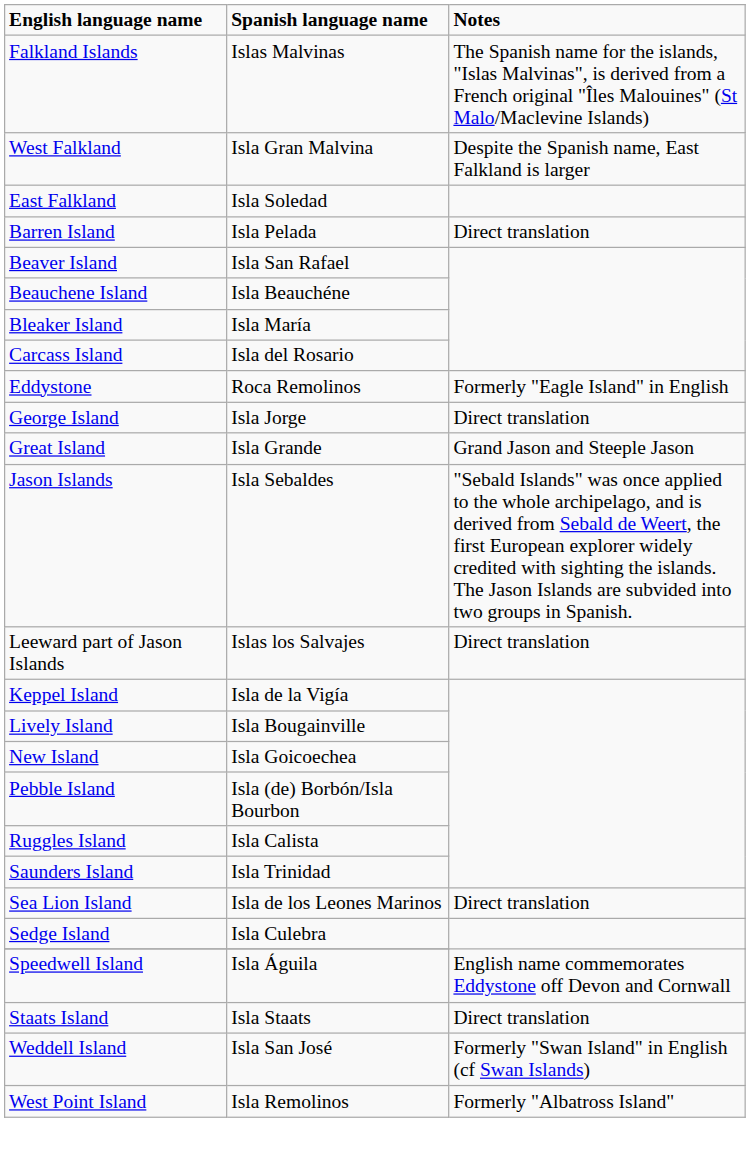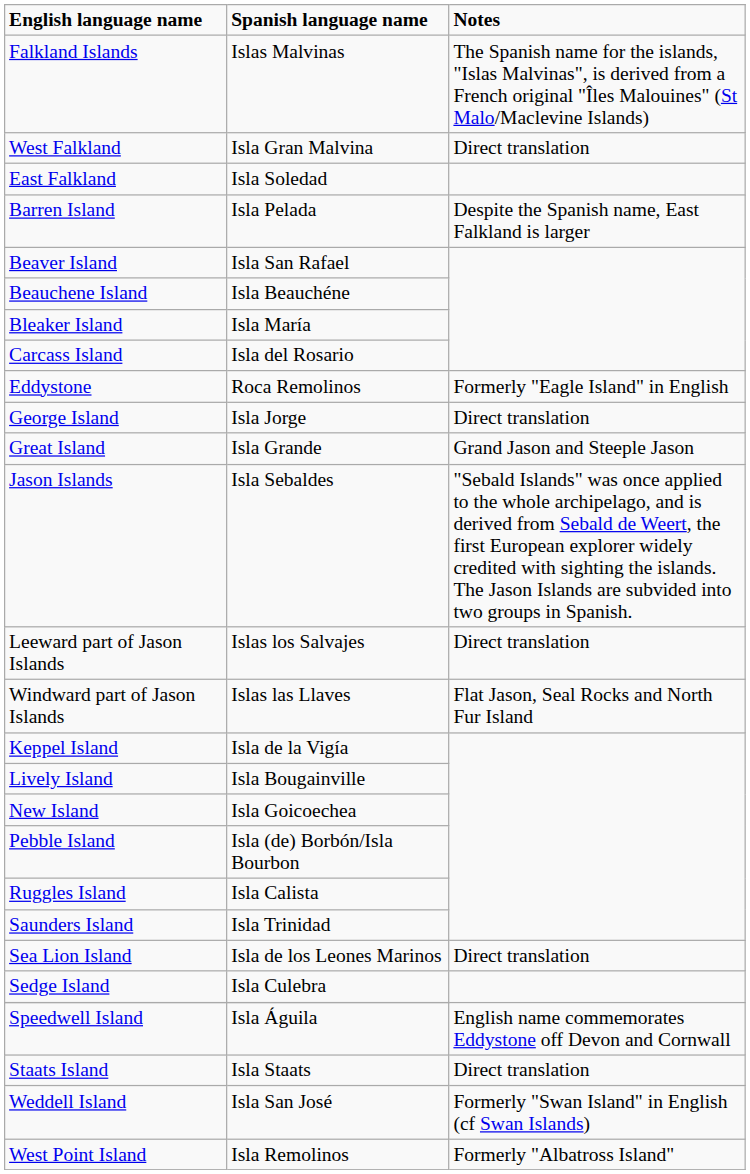(576, 158) Despite the Spanish name, East Falkland is larger -> (521, 147) Direct translation
(521, 231) Direct translation -> (576, 220) Despite the Spanish name, East Falkland is larger
+ row: (102, 705)
